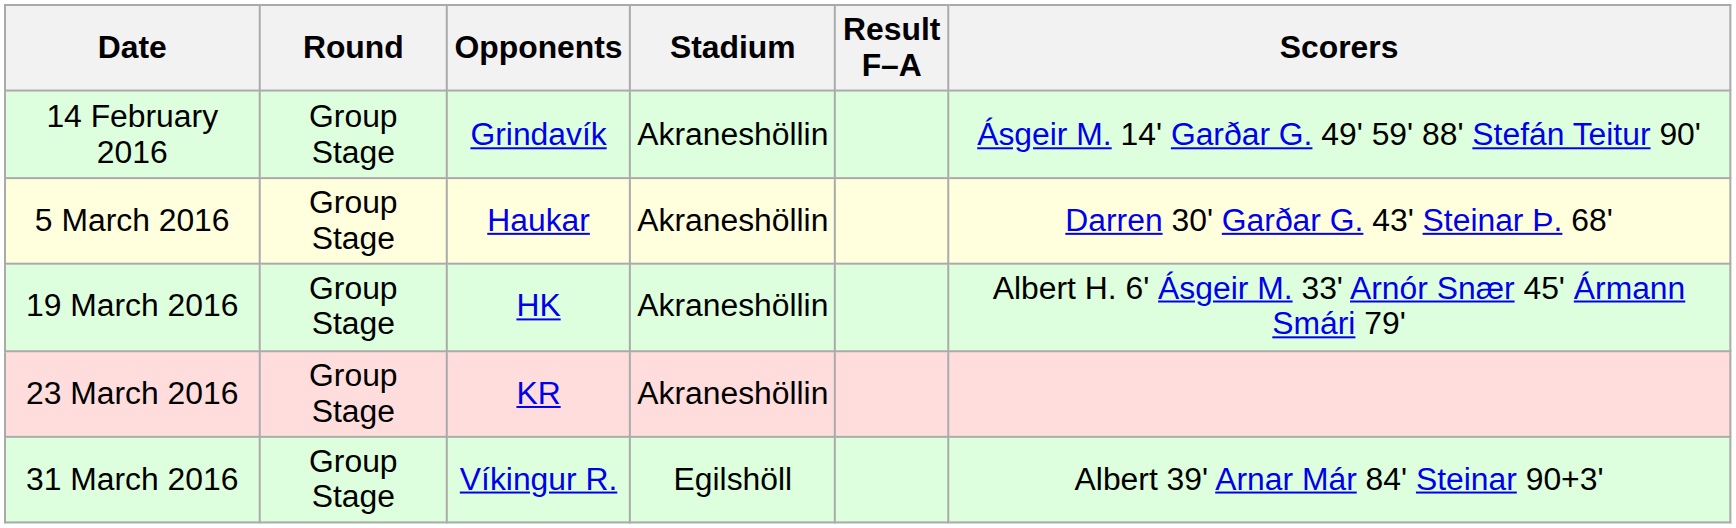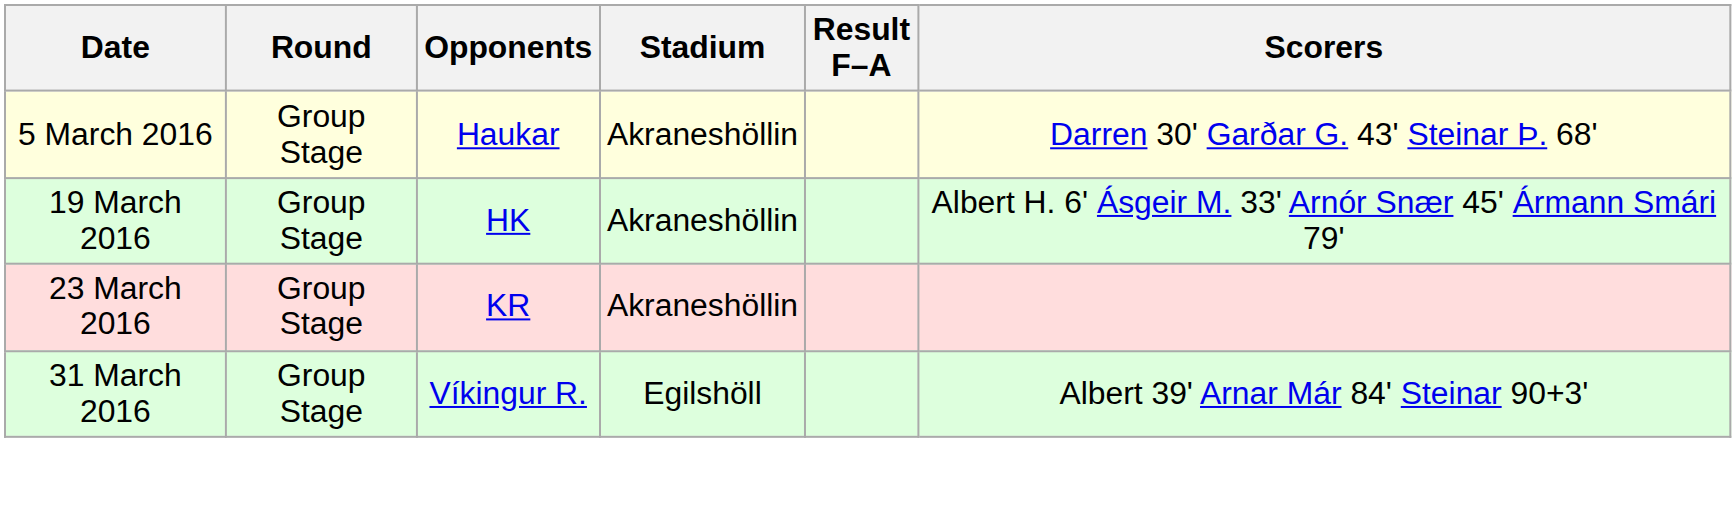- row: (132, 133)
